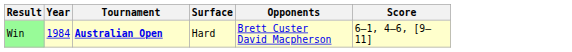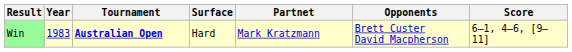+ column: (294, 12)
(58, 34) 1984 -> (58, 34) 1983
